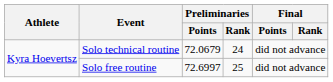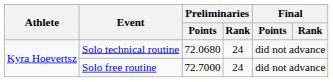(202, 49) 72.0679 -> (202, 49) 72.0680
(202, 67) 72.6997 -> (202, 67) 72.7000
(238, 67) 25 -> (238, 67) 24
